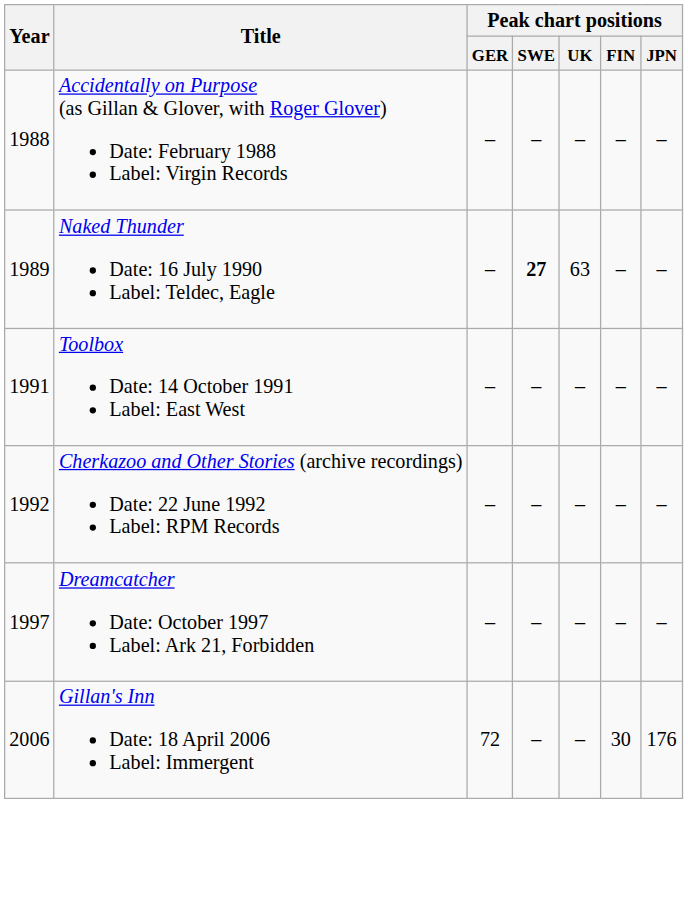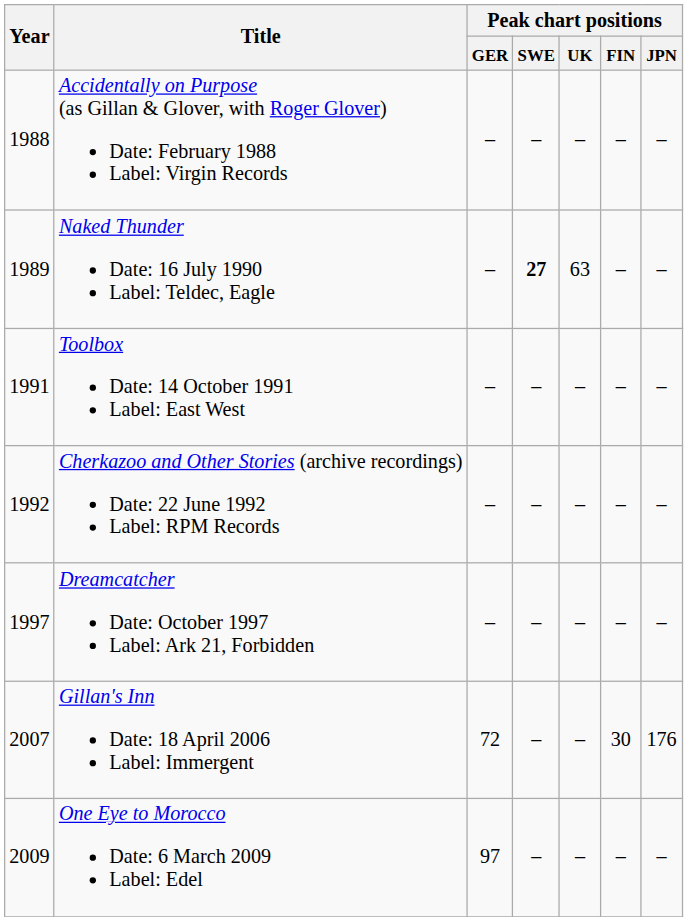(29, 739) 2006 -> (29, 739) 2007
+ row: (261, 847)
